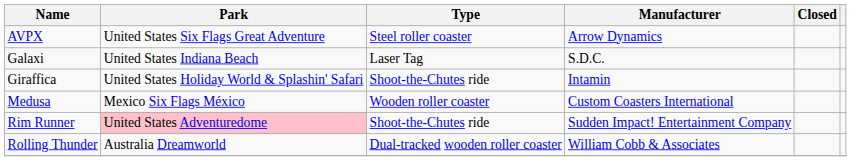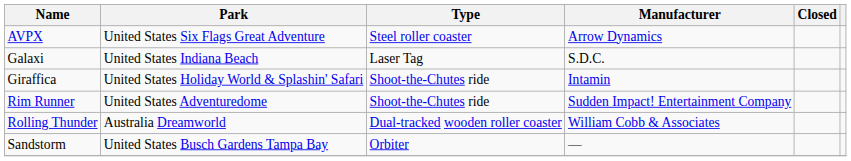- row: (29, 101)
(185, 123) pink background -> (185, 101) no background
+ row: (37, 144)
